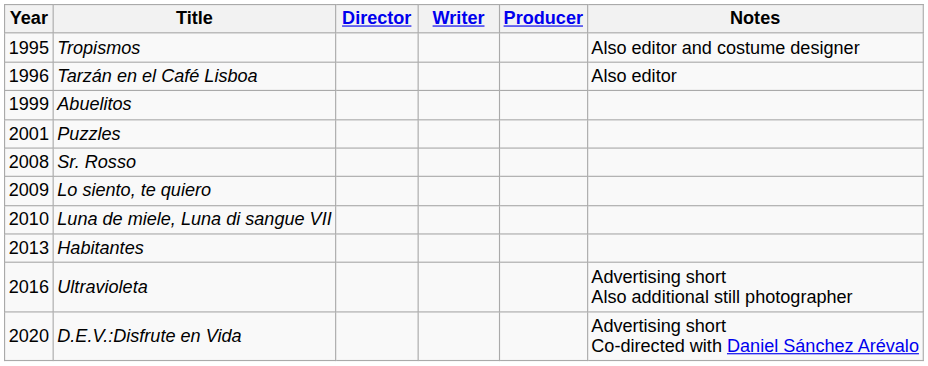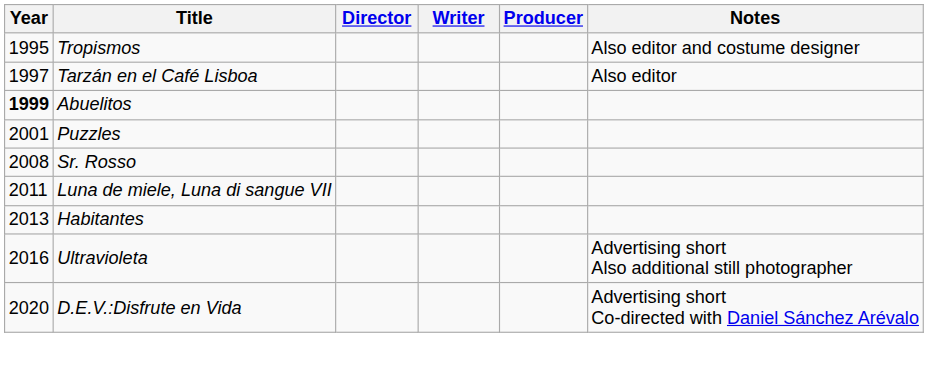(29, 76) 1996 -> (29, 76) 1997
(29, 104) normal -> (29, 104) bold
- row: (134, 190)
(29, 219) 2010 -> (28, 190) 2011
